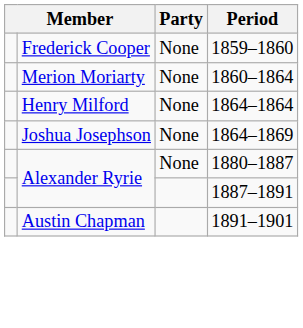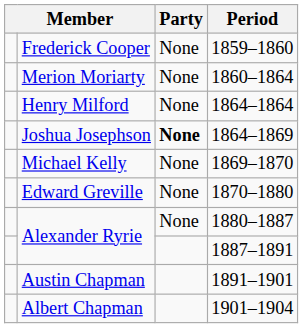(179, 134) normal -> (180, 134) bold
+ row: (74, 163)
+ row: (82, 192)
+ row: (82, 308)
